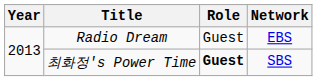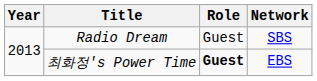(280, 38) EBS -> (280, 38) SBS
(280, 62) SBS -> (280, 62) EBS
